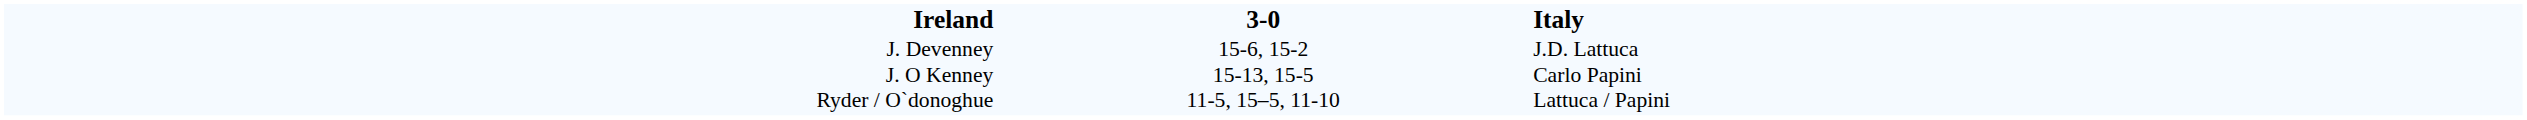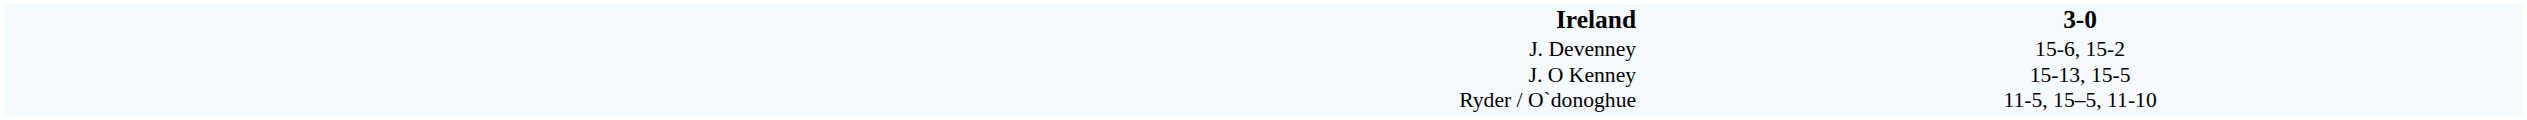- column: (1559, 19)
